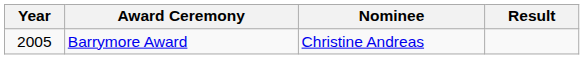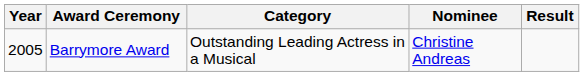+ column: (298, 16)
